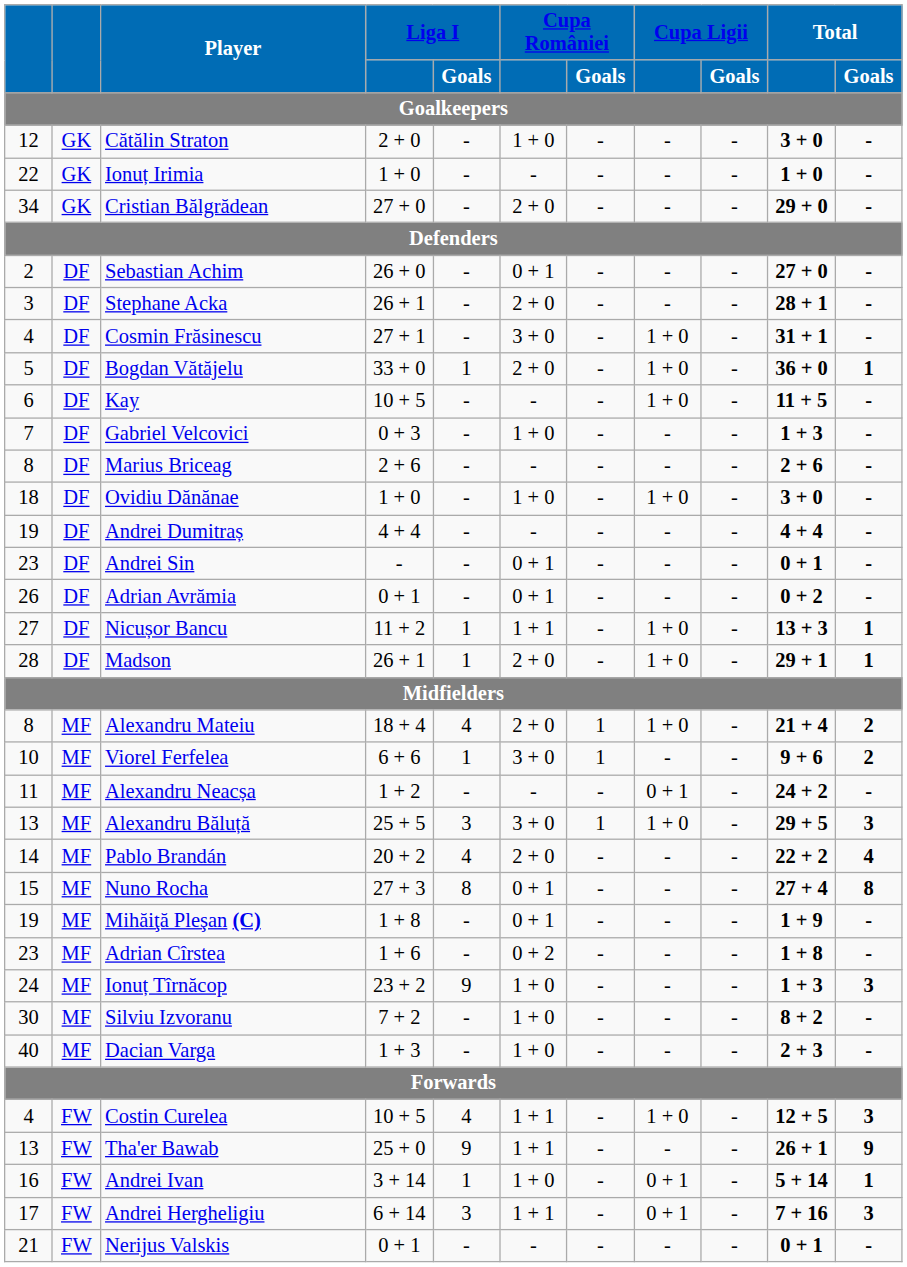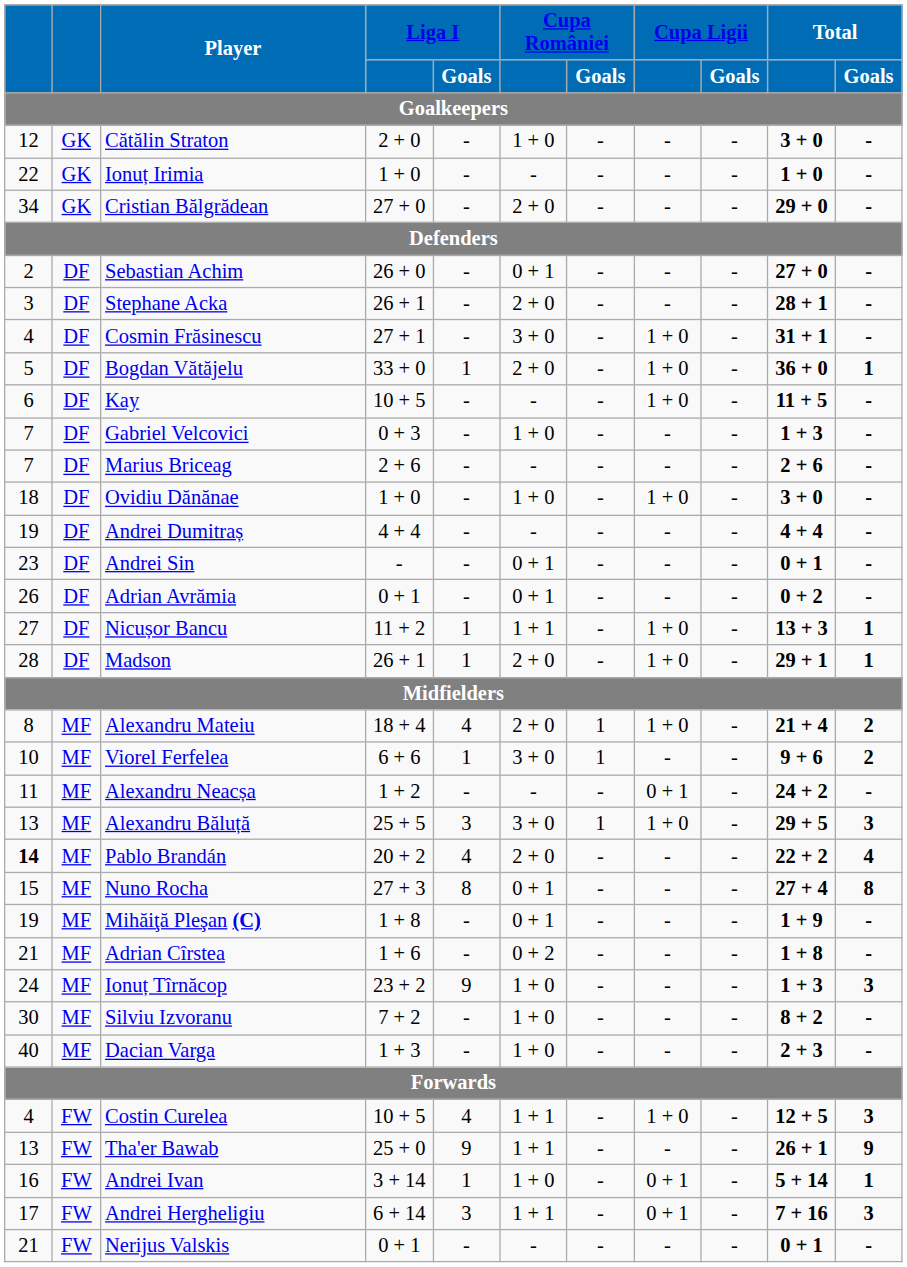(29, 466) 8 -> (29, 466) 7
(29, 855) normal -> (29, 855) bold
(29, 953) 23 -> (29, 953) 21
